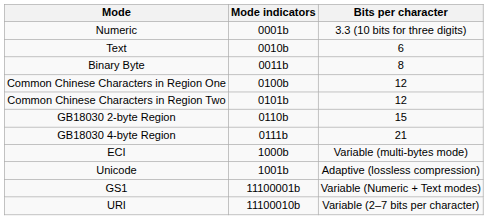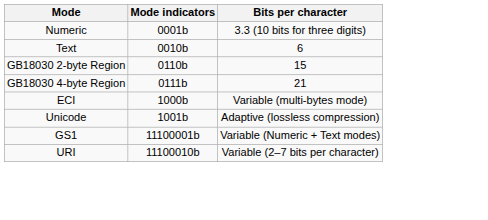- row: (116, 65)
- row: (116, 83)
- row: (116, 100)
